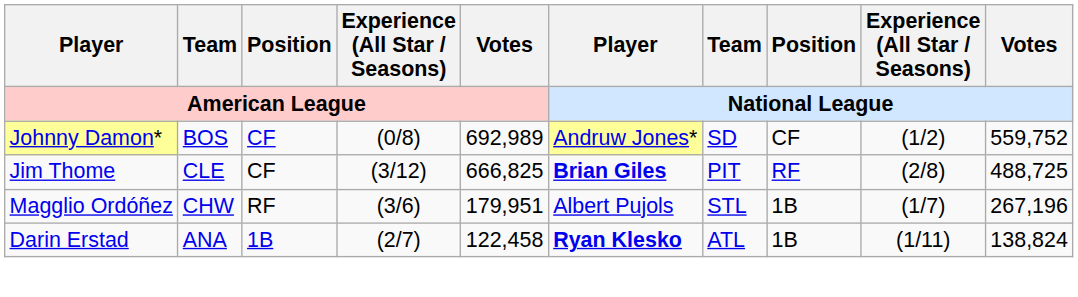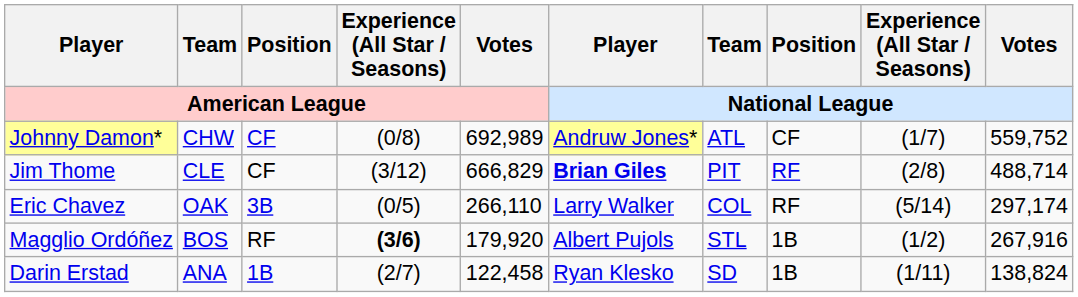(205, 137) BOS -> (208, 137) CHW
(722, 137) SD -> (726, 137) ATL
(923, 137) (1/2) -> (923, 137) (1/7)
(505, 171) 666,825 -> (505, 171) 666,829
(1029, 171) 488,725 -> (1029, 171) 488,714
+ row: (67, 205)
(208, 205) CHW -> (205, 239) BOS
(399, 205) normal -> (399, 239) bold
(505, 205) 179,951 -> (505, 239) 179,920
(923, 205) (1/7) -> (923, 239) (1/2)
(1029, 205) 267,196 -> (1029, 239) 267,916
(618, 239) bold -> (613, 273) normal
(726, 239) ATL -> (722, 273) SD
